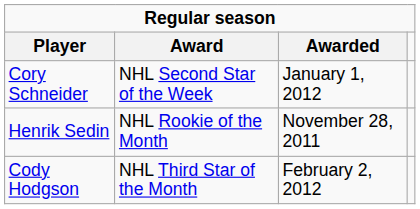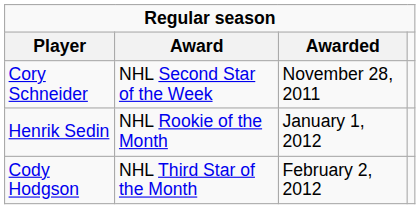(324, 84) January 1, 2012 -> (338, 84) November 28, 2011
(338, 131) November 28, 2011 -> (324, 131) January 1, 2012
